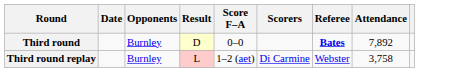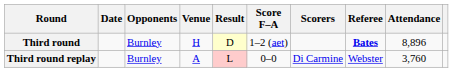+ column: (196, 19)
(235, 42) 0–0 -> (269, 42) 1–2 (aet)
(381, 42) 7,892 -> (414, 42) 8,896
(235, 59) 1–2 (aet) -> (269, 59) 0–0
(381, 59) 3,758 -> (414, 59) 3,760
